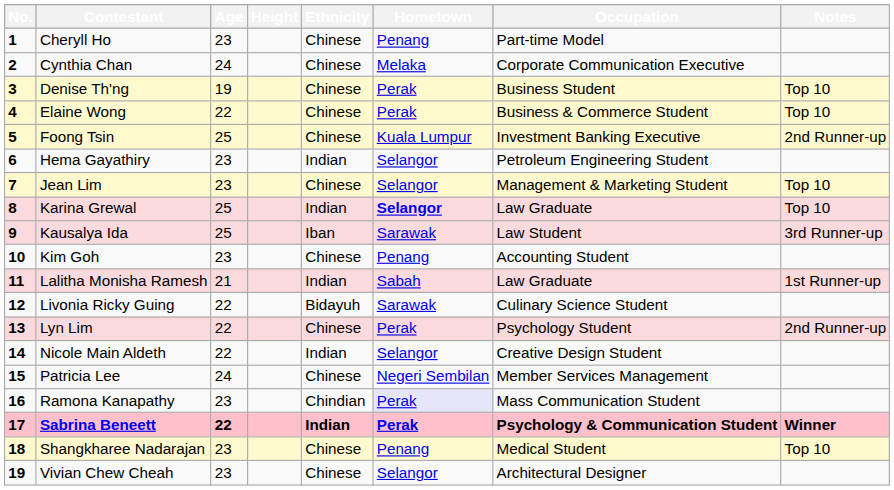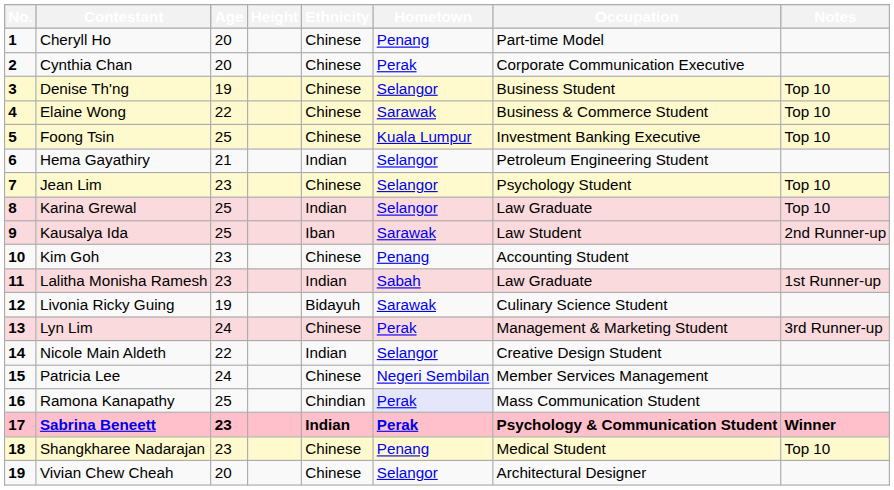(223, 40) 23 -> (223, 40) 20
(223, 64) 24 -> (223, 64) 20
(401, 64) Melaka -> (397, 64) Perak
(397, 88) Perak -> (407, 88) Selangor
(397, 112) Perak -> (406, 112) Sarawak
(835, 136) 2nd Runner-up -> (807, 136) Top 10
(223, 160) 23 -> (223, 160) 21
(612, 184) Management & Marketing Student -> (564, 184) Psychology Student
(409, 208) bold -> (407, 208) normal
(834, 232) 3rd Runner-up -> (835, 232) 2nd Runner-up
(223, 280) 21 -> (223, 280) 23
(223, 304) 22 -> (223, 304) 19
(223, 328) 22 -> (223, 328) 24
(564, 328) Psychology Student -> (612, 328) Management & Marketing Student
(835, 328) 2nd Runner-up -> (834, 328) 3rd Runner-up
(223, 400) 23 -> (223, 400) 25
(223, 424) 22 -> (223, 424) 23
(223, 472) 23 -> (223, 472) 20
